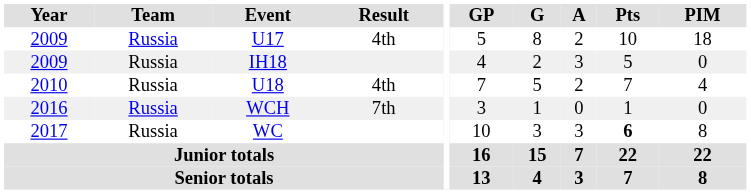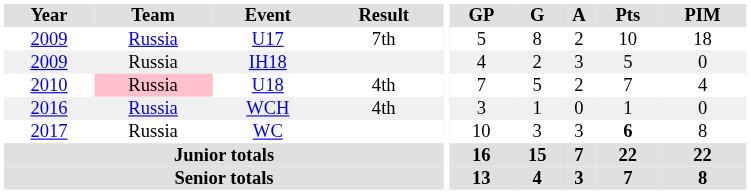(384, 38) 4th -> (384, 38) 7th
(153, 85) no background -> (153, 85) pink background
(384, 108) 7th -> (384, 108) 4th
